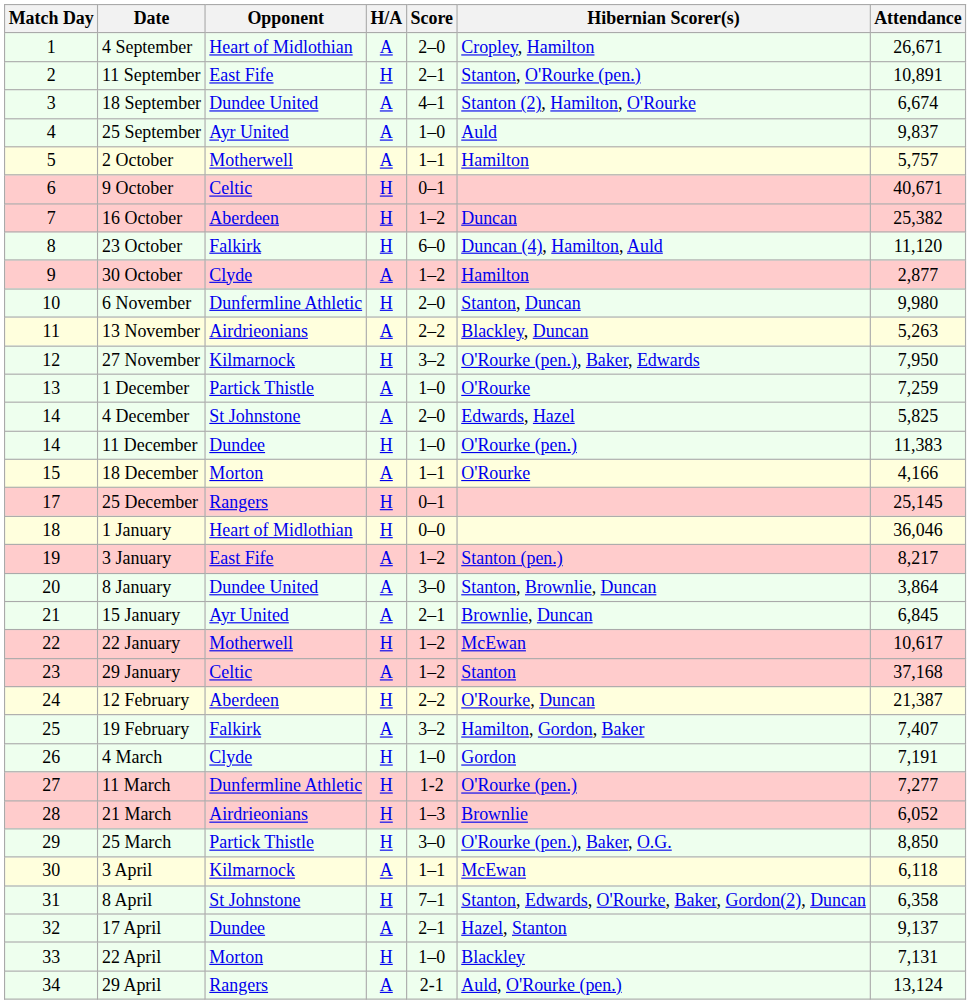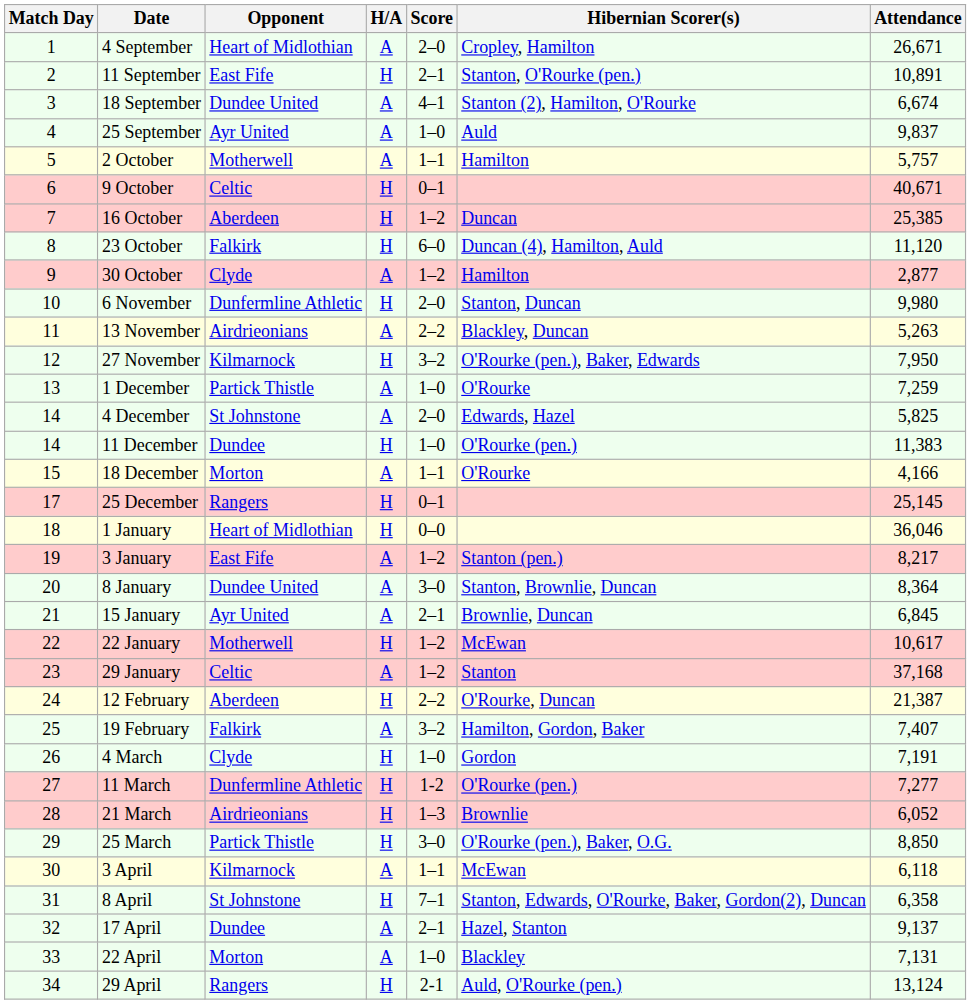(918, 217) 25,382 -> (918, 217) 25,385
(918, 587) 3,864 -> (918, 587) 8,364
(386, 956) H -> (386, 956) A
(386, 984) A -> (386, 984) H
